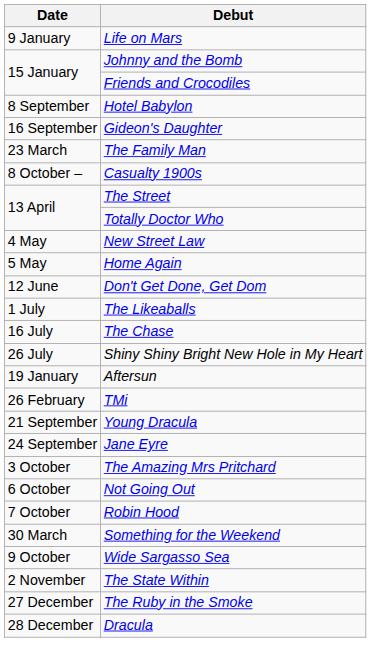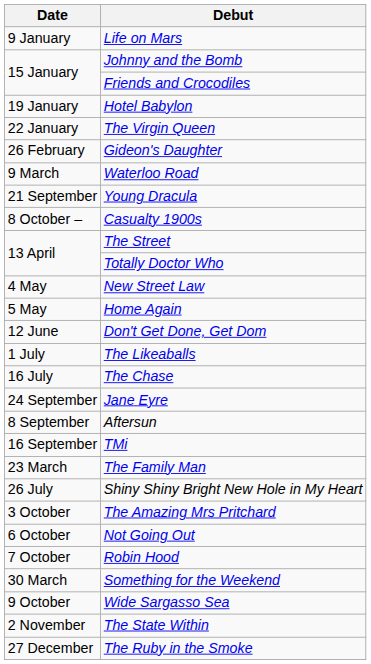(48, 106) 8 September -> (43, 106) 19 January
+ row: (159, 128)
(52, 128) 16 September -> (46, 151) 26 February
+ row: (151, 173)
rows swapped: (155, 151) <-> (150, 422)
rows swapped: (233, 354) <-> (136, 444)
(43, 377) 19 January -> (48, 422) 8 September
(46, 399) 26 February -> (52, 444) 16 September
- row: (128, 625)
